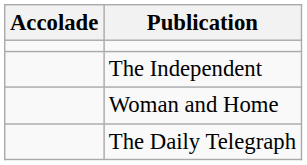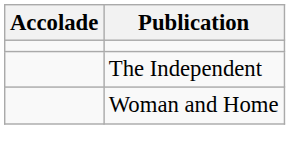- row: (202, 141)
